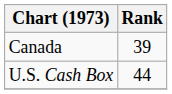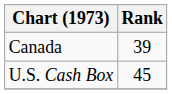(142, 74) 44 -> (142, 74) 45
